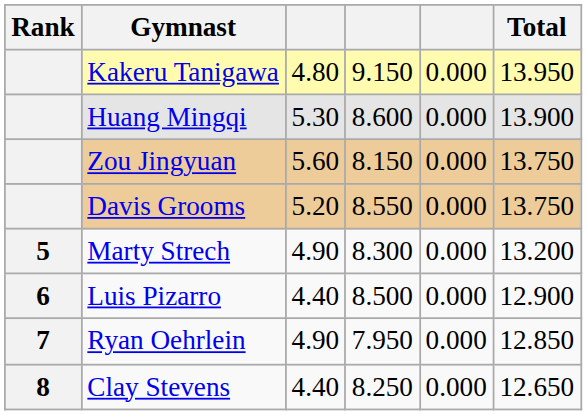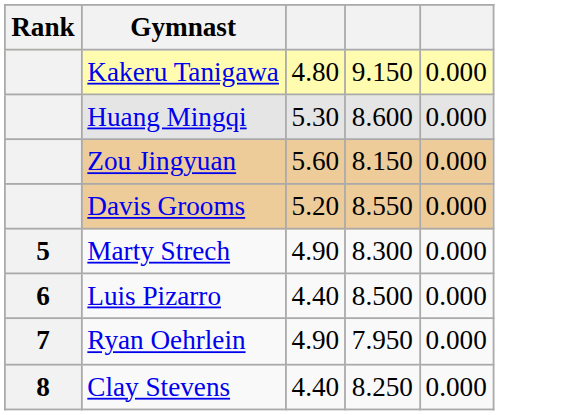- column: (537, 27)
